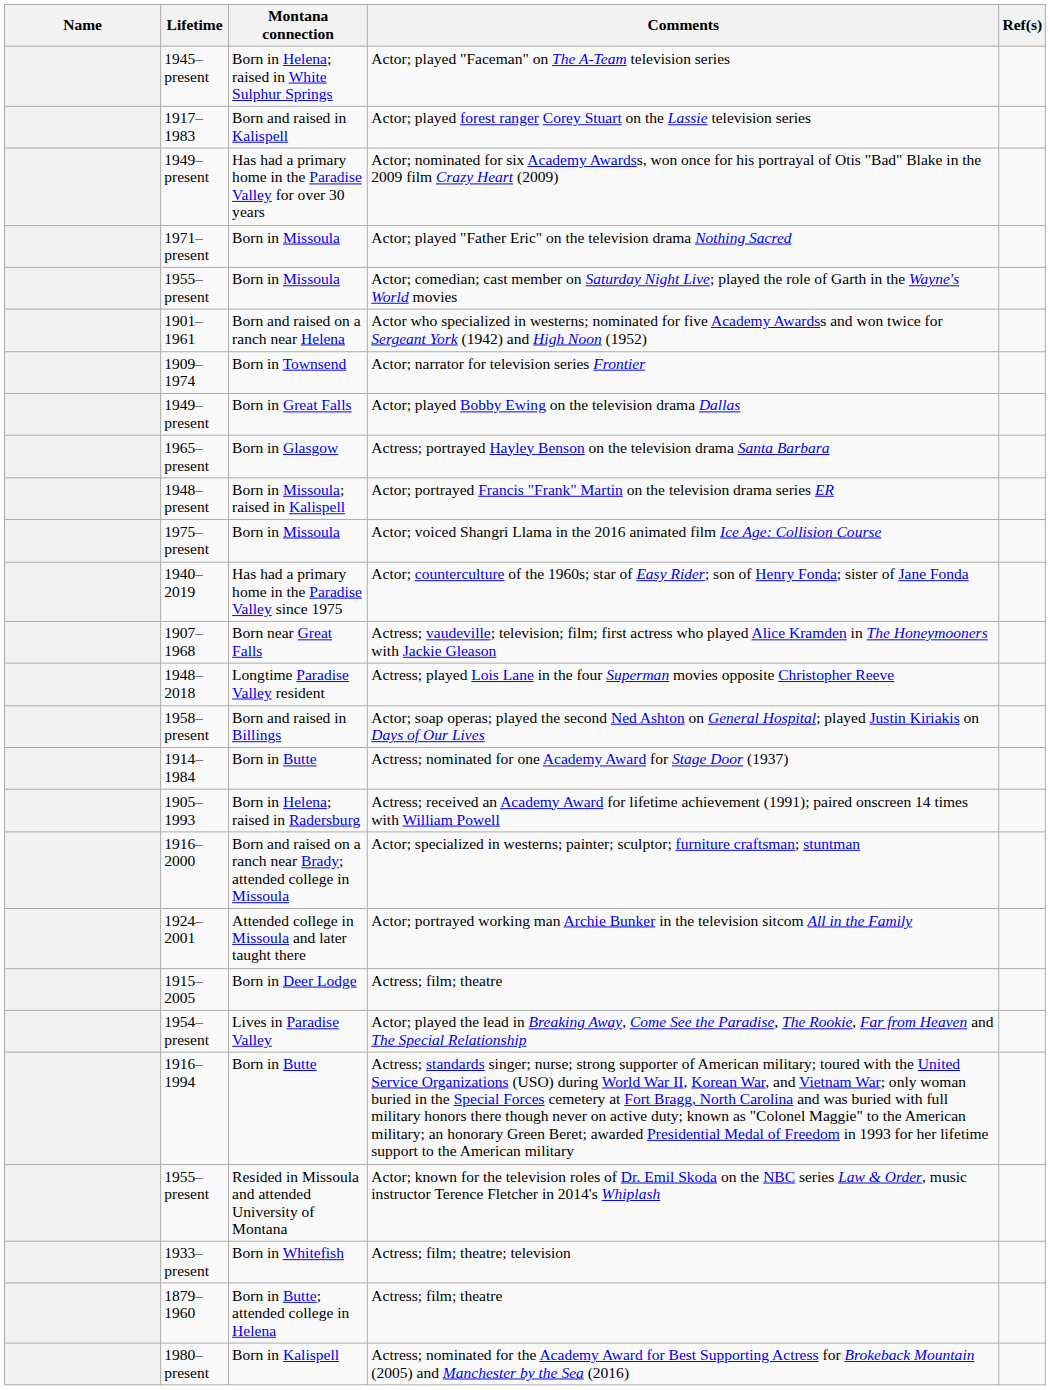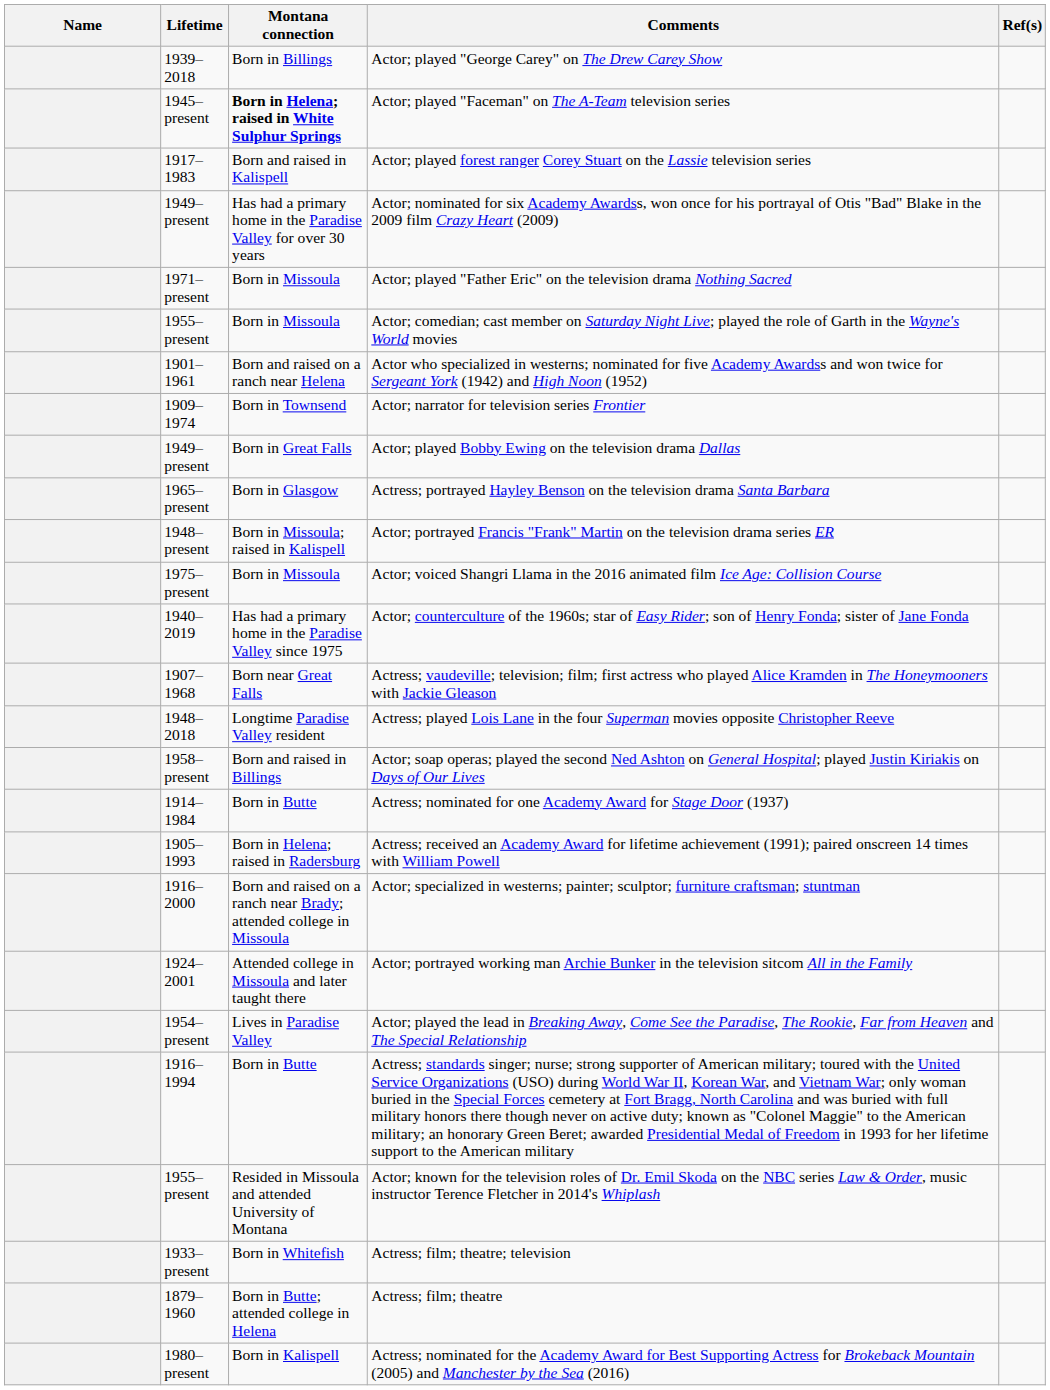+ row: (184, 67)
(282, 76) normal -> (287, 118) bold
- row: (184, 989)
